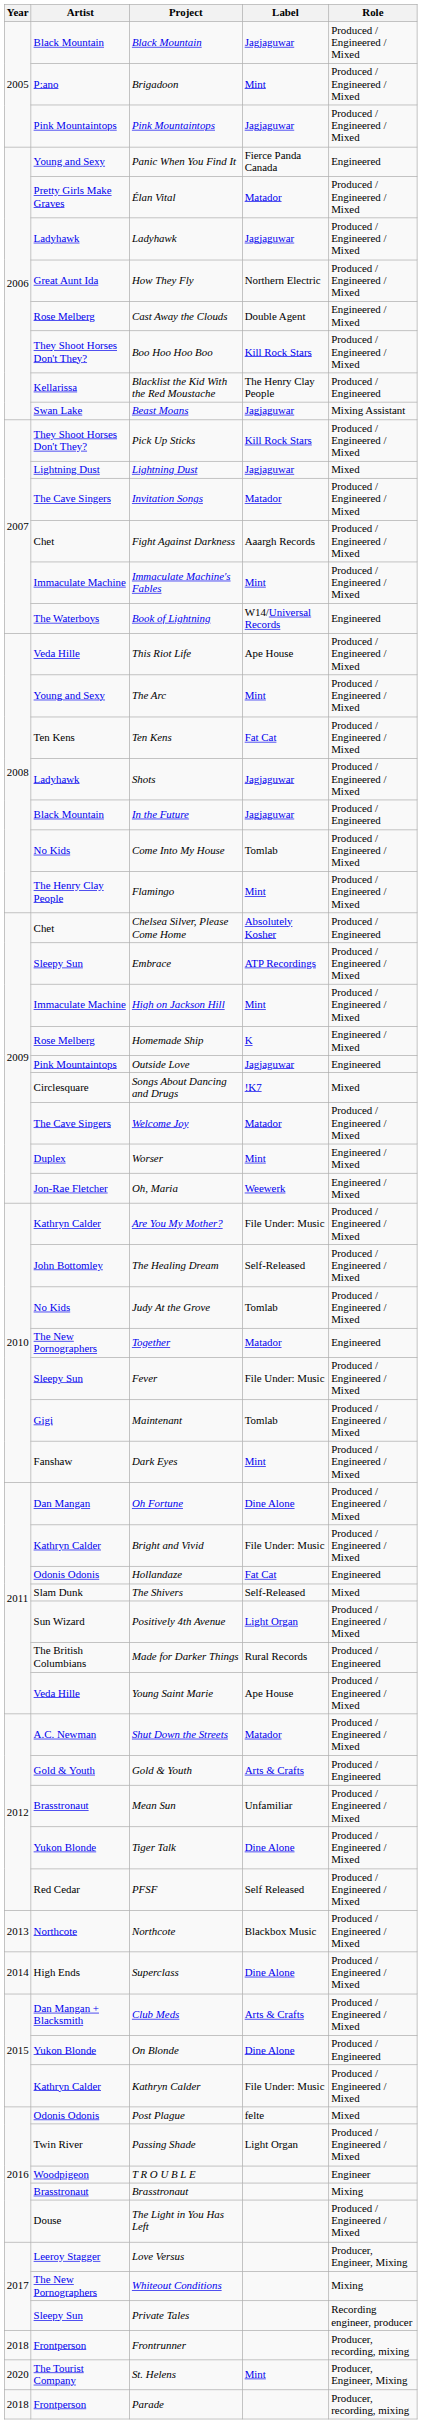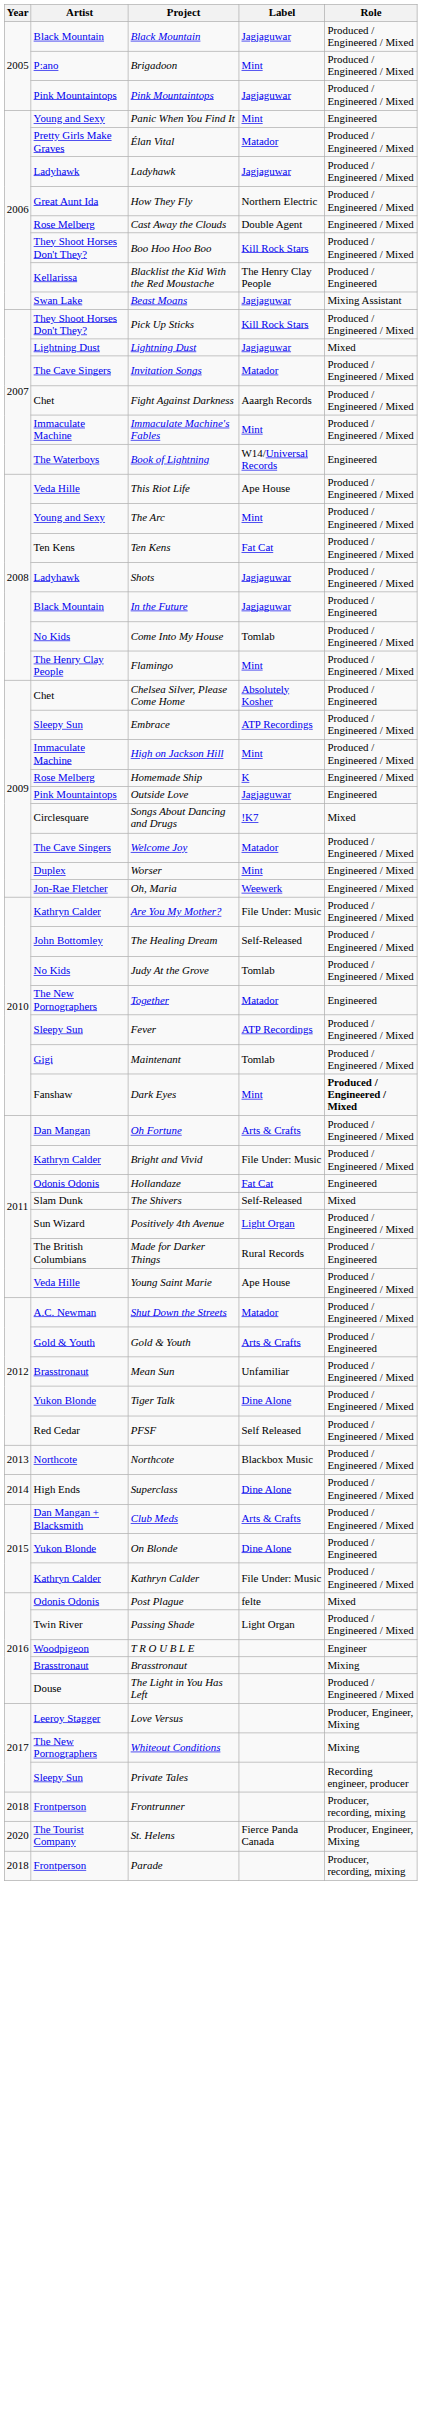(273, 161) Fierce Panda Canada -> (252, 118) Mint
(285, 1378) File Under: Music -> (277, 1029) ATP Recordings
(359, 1462) normal -> (357, 1095) bold
(270, 1503) Dine Alone -> (271, 1130) Arts & Crafts
(255, 2374) Mint -> (270, 1836) Fierce Panda Canada
